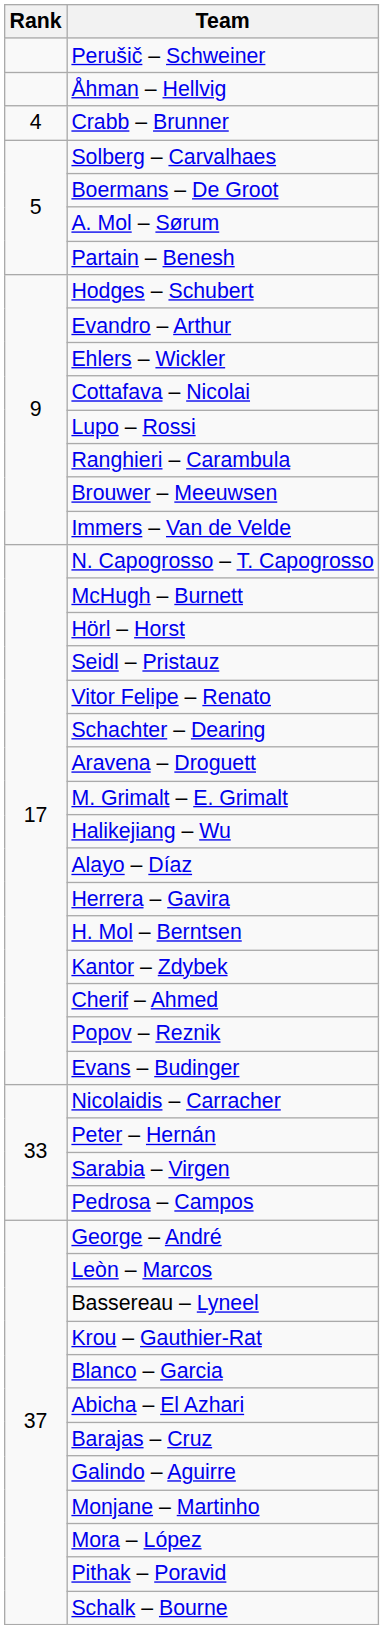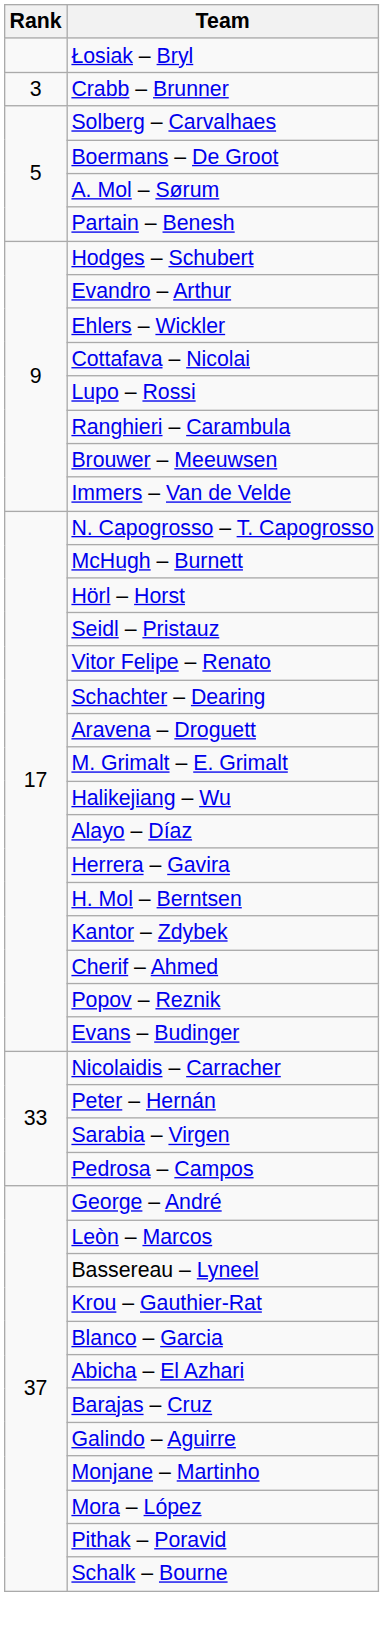- row: (168, 55)
- row: (149, 88)
+ row: (132, 55)
(36, 122) 4 -> (36, 88) 3
